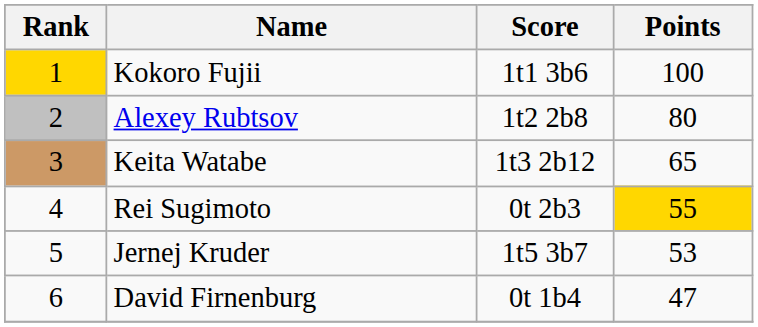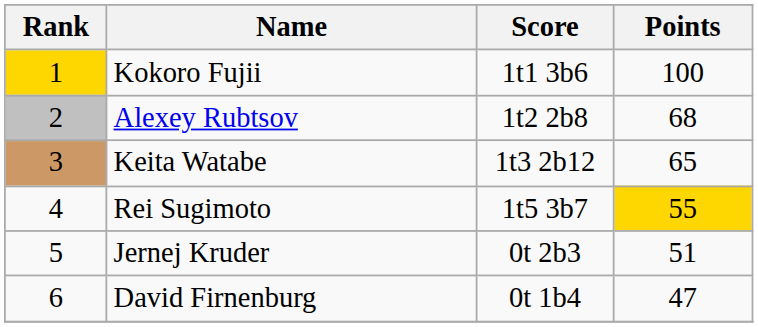(683, 117) 80 -> (683, 117) 68
(545, 207) 0t 2b3 -> (545, 207) 1t5 3b7
(545, 252) 1t5 3b7 -> (545, 252) 0t 2b3
(683, 252) 53 -> (683, 252) 51
